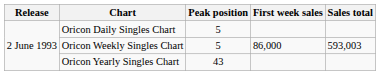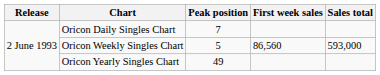(218, 29) 5 -> (218, 29) 7
(267, 45) 86,000 -> (267, 45) 86,560
(344, 45) 593,003 -> (344, 45) 593,000
(218, 62) 43 -> (218, 62) 49
